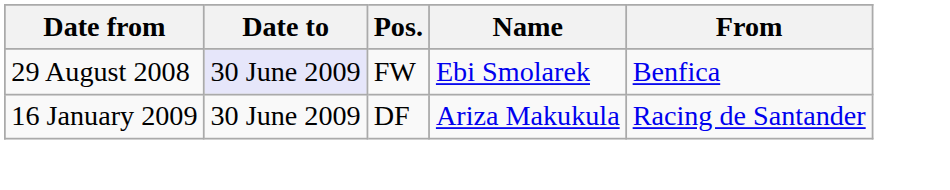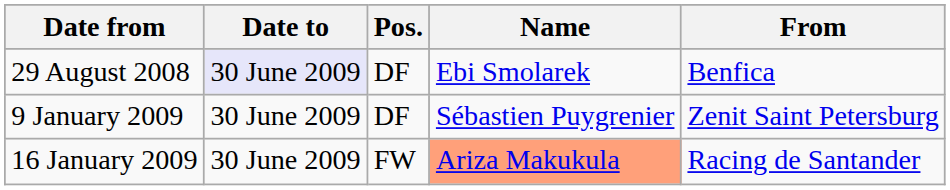(395, 71) FW -> (392, 71) DF
+ row: (97, 116)
(392, 116) DF -> (395, 160) FW
(528, 116) no background -> (528, 160) lightsalmon background
